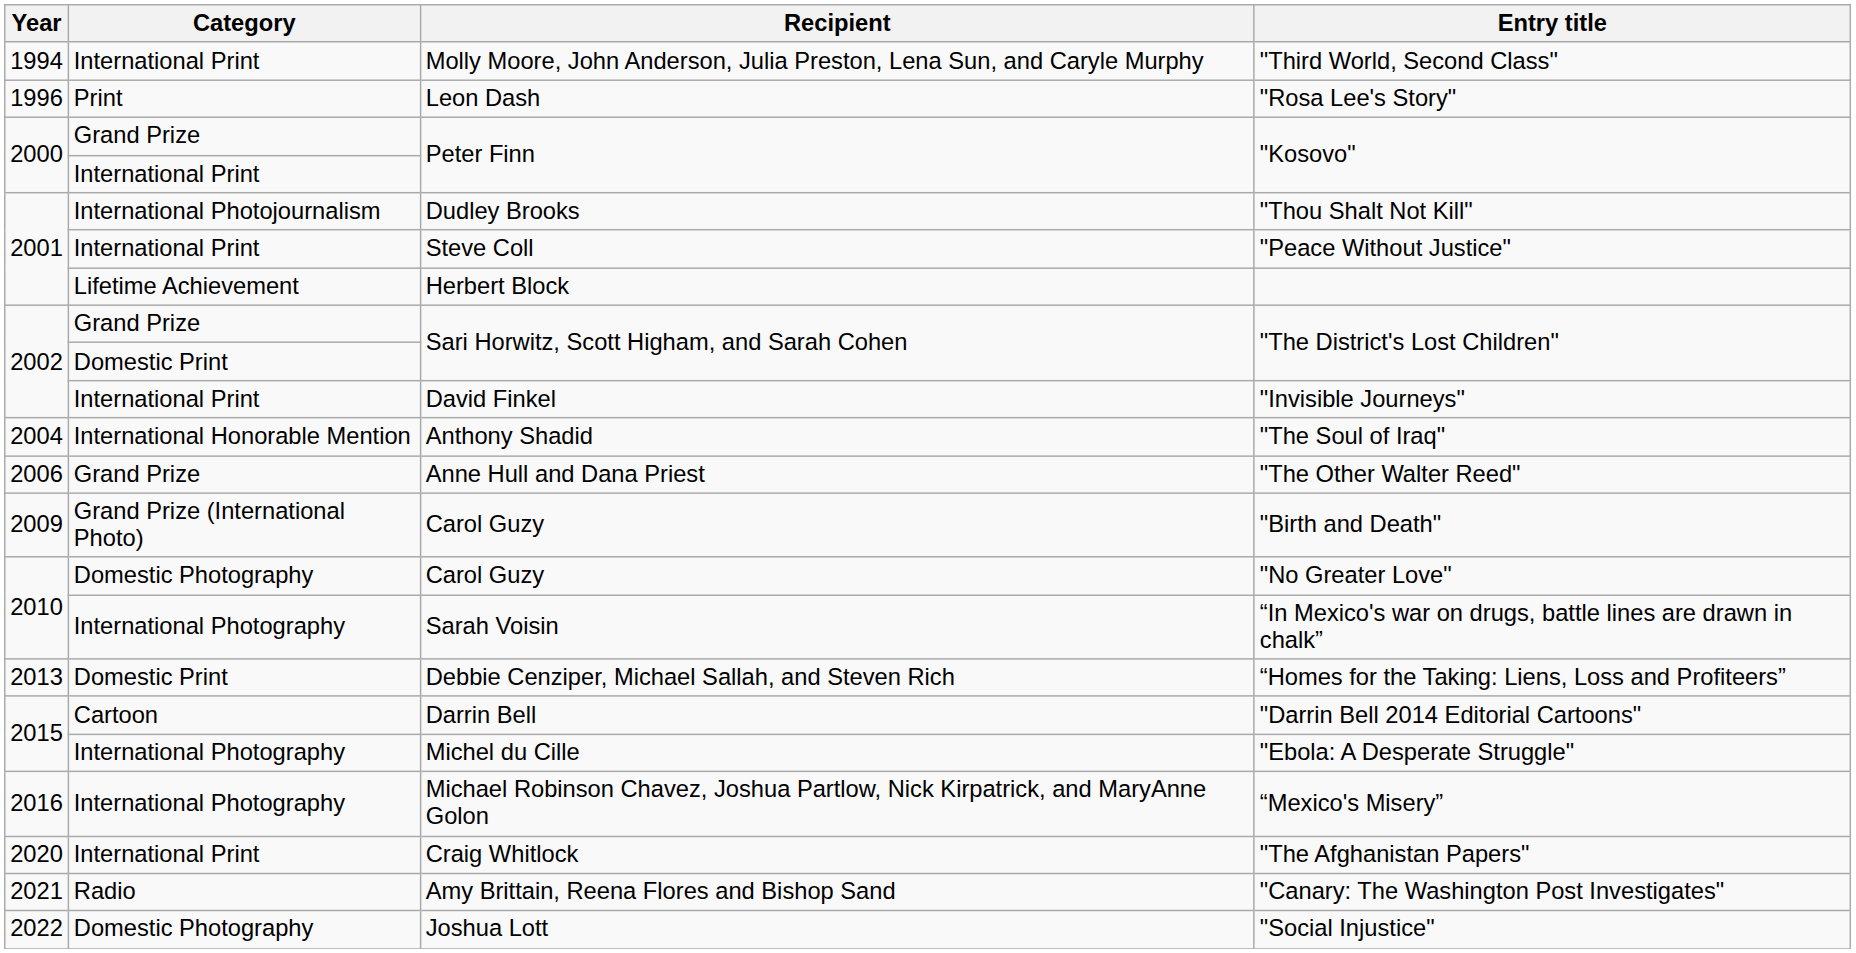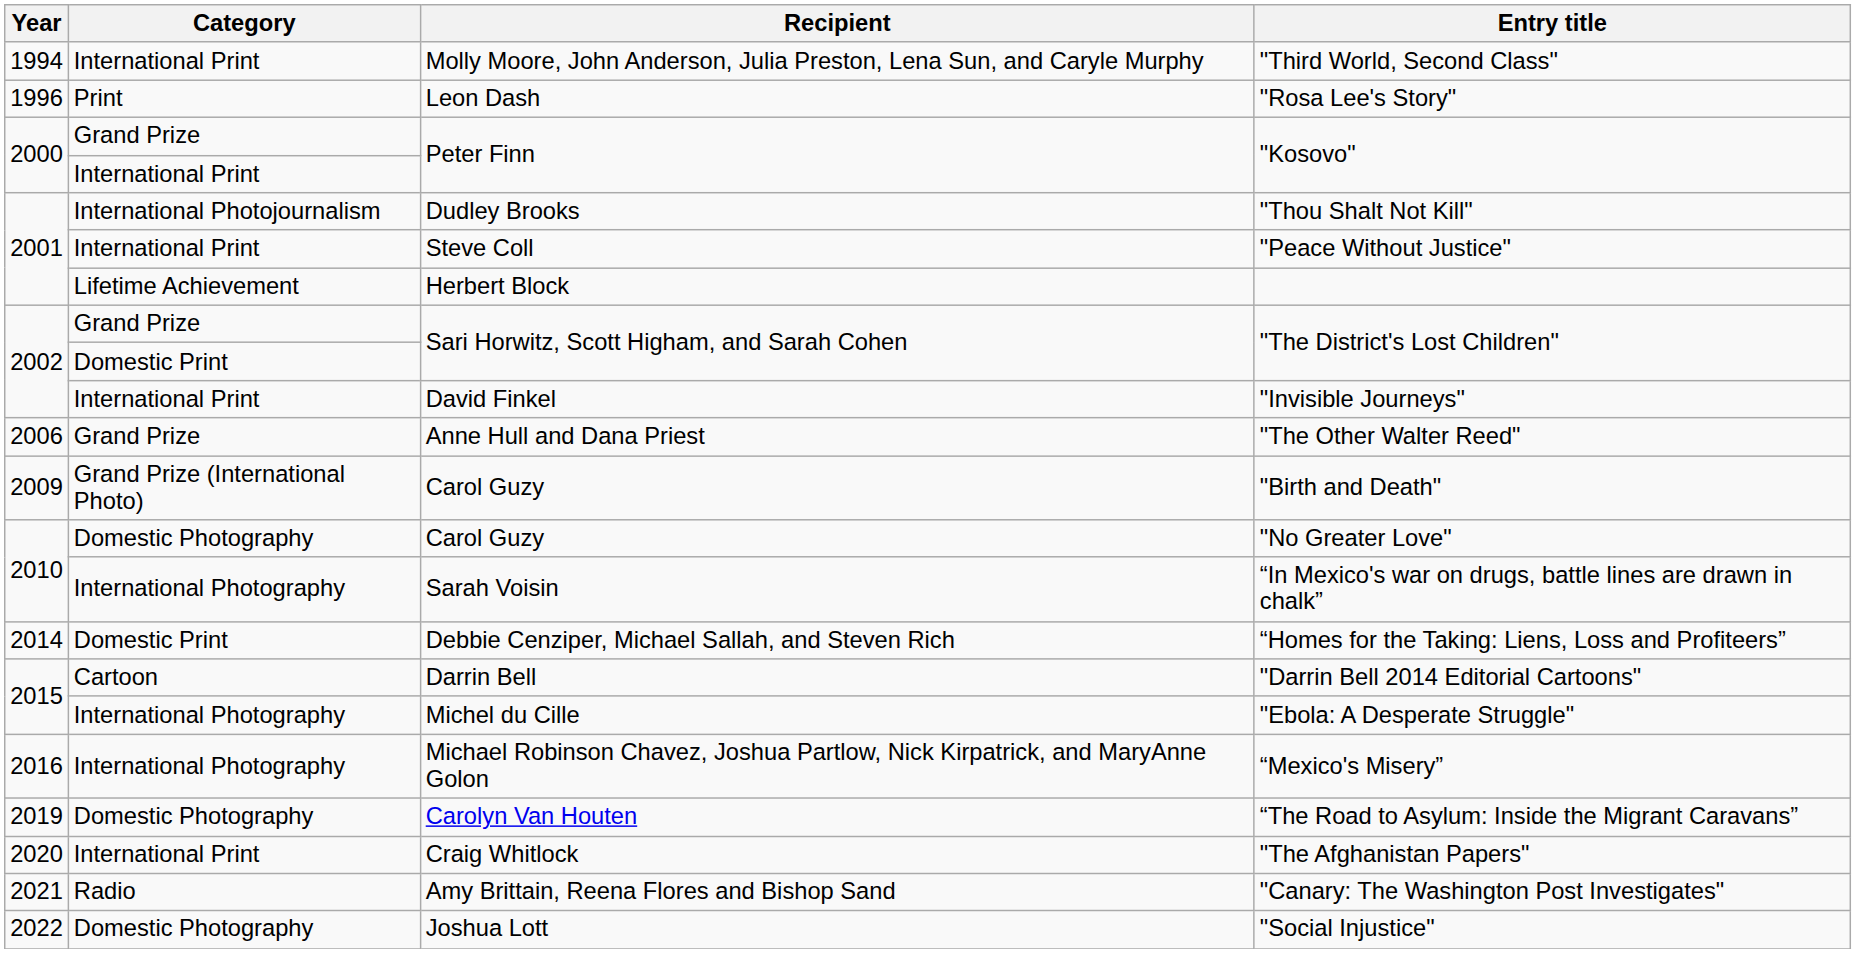- row: (242, 436)
(37, 677) 2013 -> (37, 639) 2014
+ row: (194, 816)
